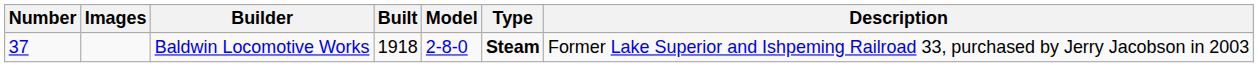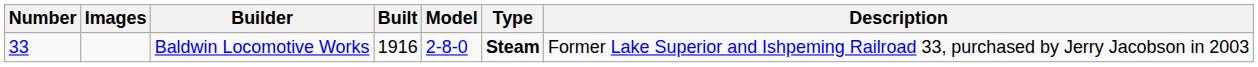(19, 47) 37 -> (19, 47) 33
(398, 47) 1918 -> (398, 47) 1916
